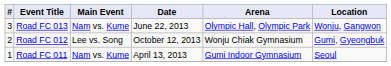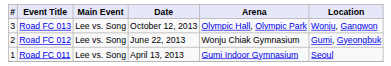(101, 26) Nam vs. Kume -> (101, 26) Lee vs. Song
(161, 26) June 22, 2013 -> (164, 26) October 12, 2013
(167, 40) October 12, 2013 -> (158, 40) June 22, 2013
(101, 54) Nam vs. Kume -> (101, 54) Lee vs. Song
